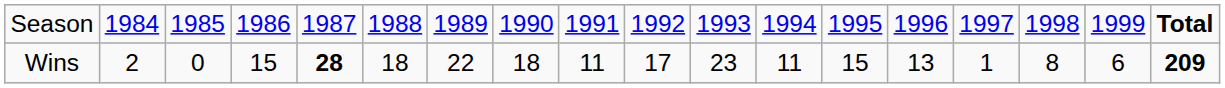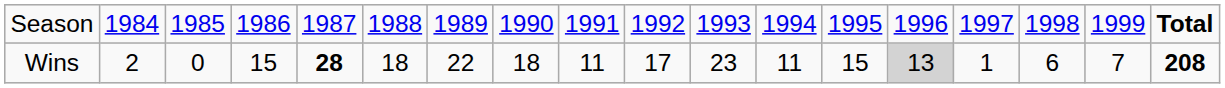(921, 62) no background -> (921, 62) lightgrey background
(1052, 62) 8 -> (1052, 62) 6
(1118, 62) 6 -> (1118, 62) 7
(1185, 62) 209 -> (1185, 62) 208
